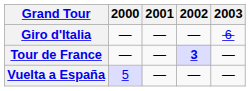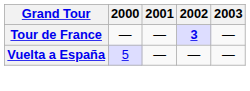- row: (56, 34)
